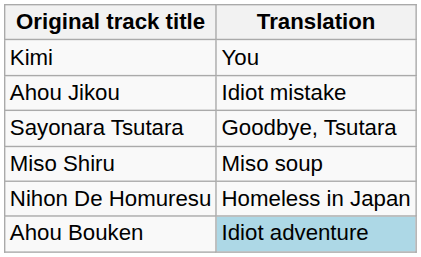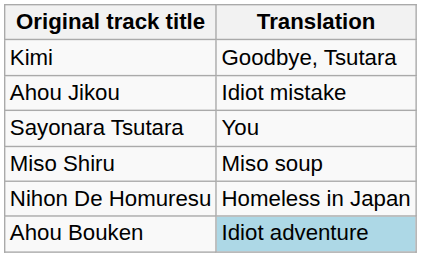(240, 57) You -> (309, 57) Goodbye, Tsutara
(309, 127) Goodbye, Tsutara -> (240, 127) You
